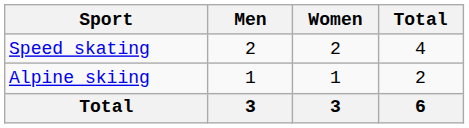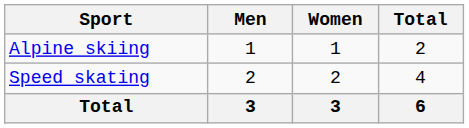rows swapped: (79, 78) <-> (79, 49)
